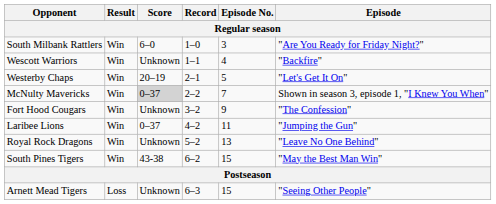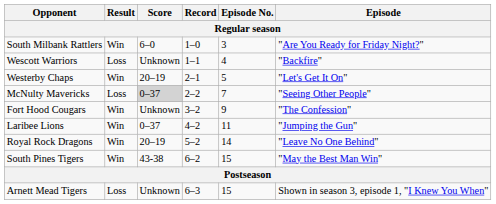(116, 61) Win -> (117, 61) Loss
(116, 93) Win -> (117, 93) Loss
(383, 93) Shown in season 3, episode 1, "I Knew You When" -> (325, 93) "Seeing Other People"
(160, 142) Unknown -> (152, 142) 20–19
(226, 142) 13 -> (226, 142) 14
(325, 191) "Seeing Other People" -> (383, 191) Shown in season 3, episode 1, "I Knew You When"
